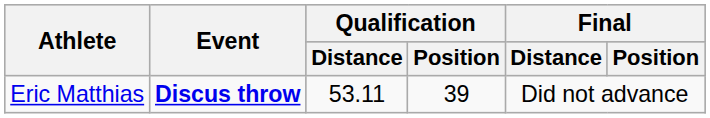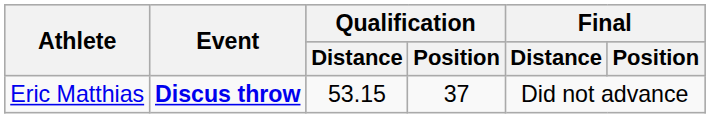(357, 95) 53.11 -> (357, 95) 53.15
(457, 95) 39 -> (457, 95) 37
